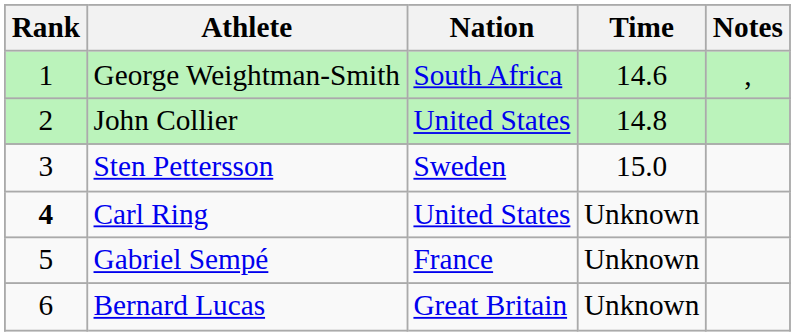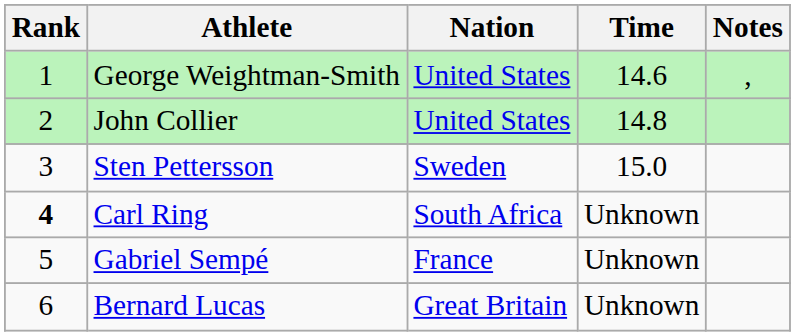(488, 74) South Africa -> (492, 74) United States
(492, 213) United States -> (488, 213) South Africa
